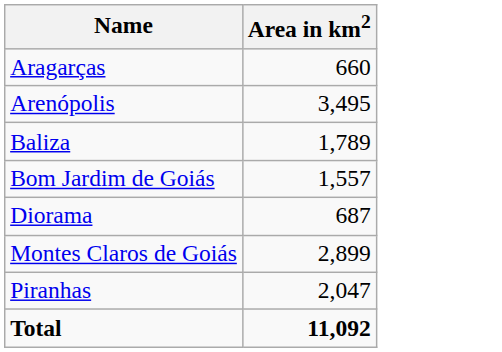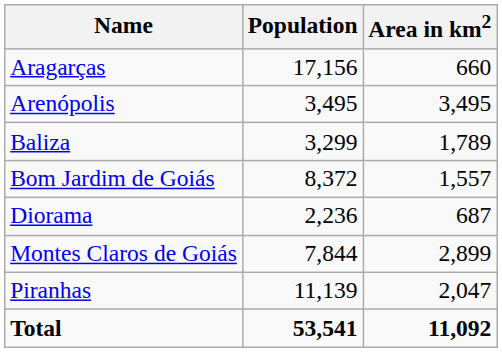+ column: (303, 26)
